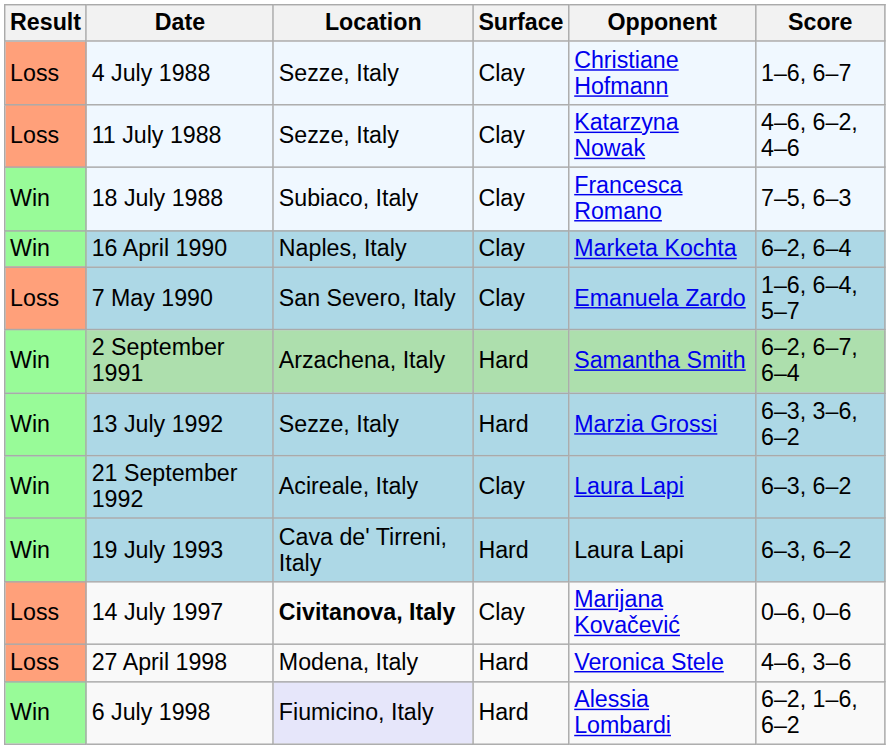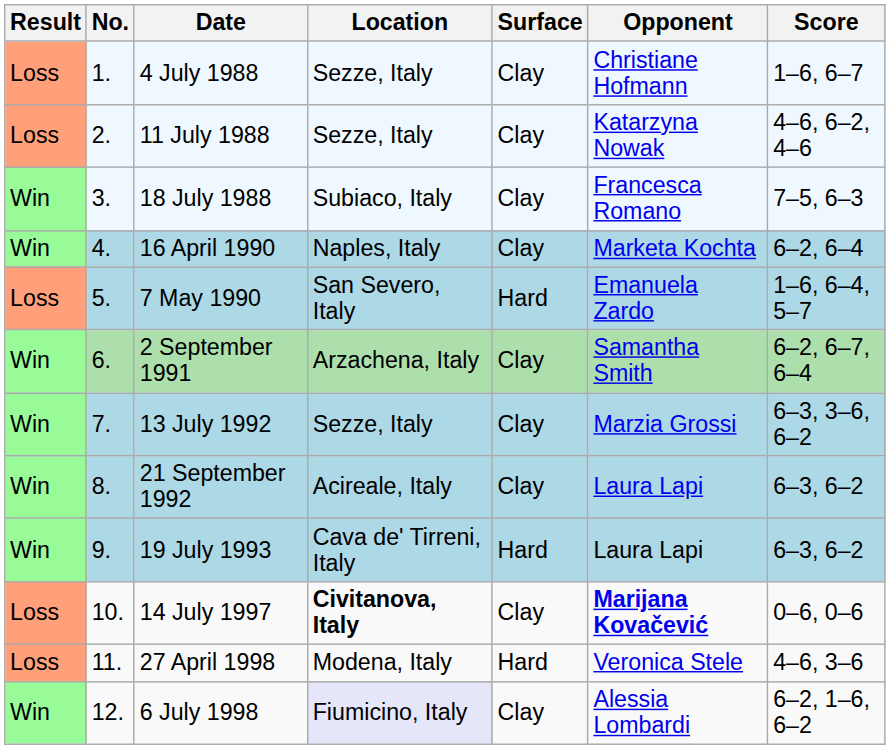+ column: (110, 22)
(502, 298) Clay -> (523, 298) Hard
(504, 361) Hard -> (521, 361) Clay
(504, 424) Hard -> (521, 424) Clay
(627, 612) normal -> (651, 612) bold
(504, 712) Hard -> (521, 712) Clay
